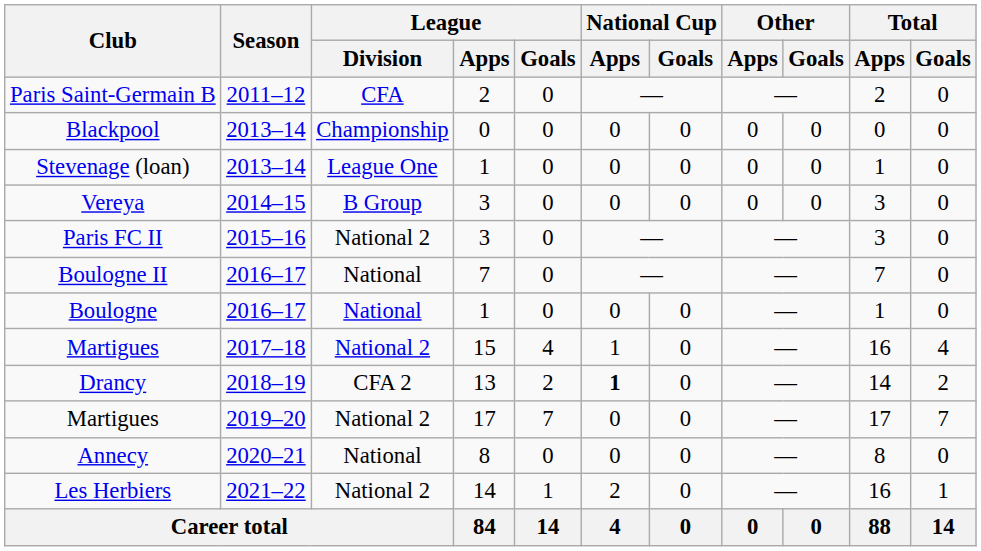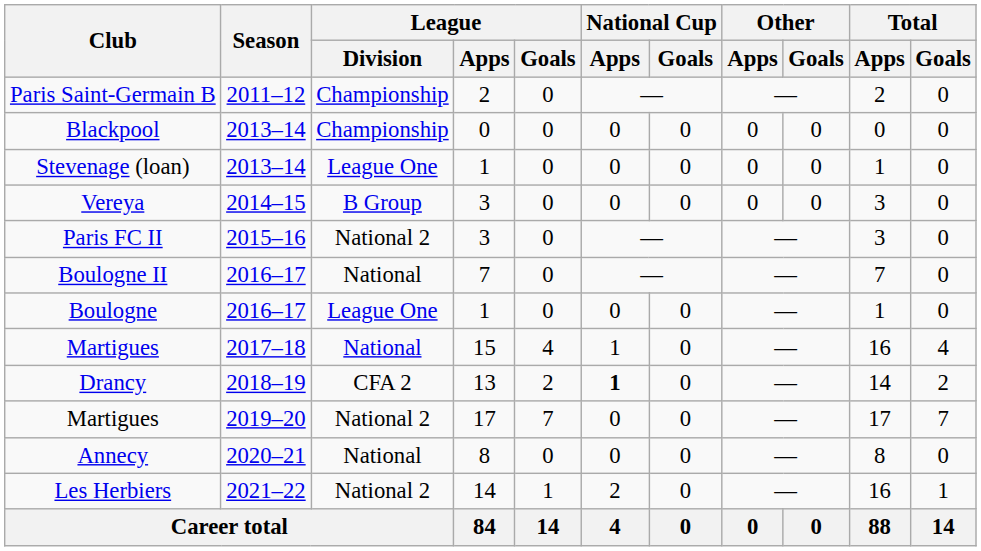(382, 94) CFA -> (382, 94) Championship
(382, 310) National -> (382, 310) League One
(382, 346) National 2 -> (382, 346) National
